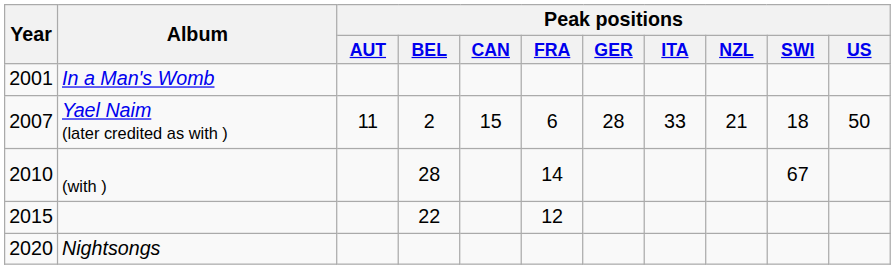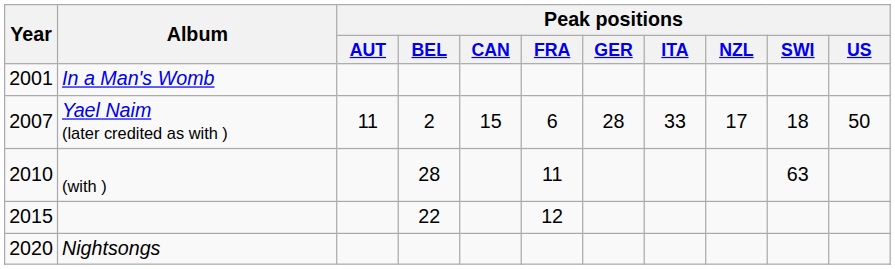(736, 121) 21 -> (736, 121) 17
(552, 174) 14 -> (552, 174) 11
(798, 174) 67 -> (798, 174) 63
